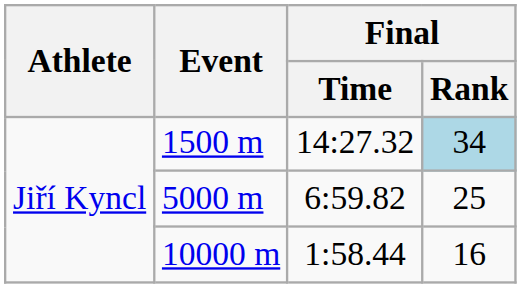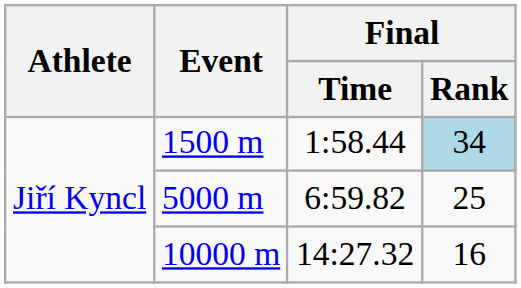(355, 143) 14:27.32 -> (355, 143) 1:58.44
(355, 253) 1:58.44 -> (355, 253) 14:27.32
